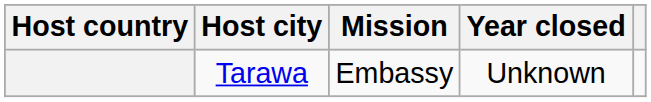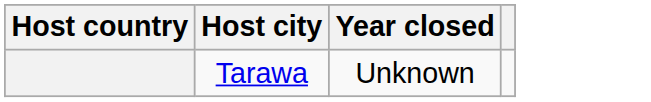- column: (394, 27)
